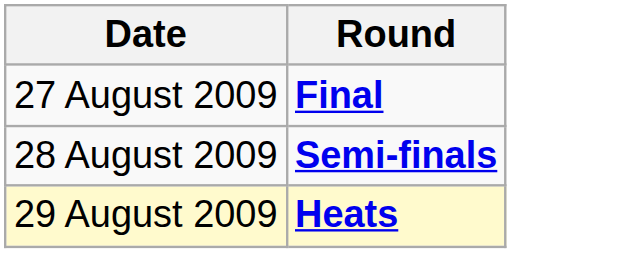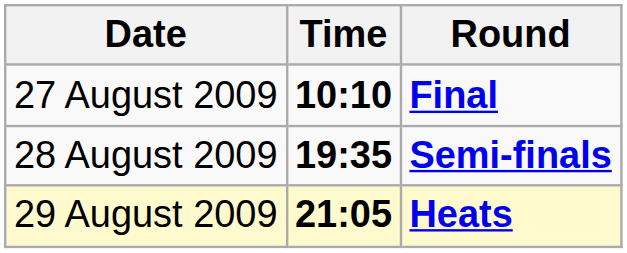+ column: (343, 34)
